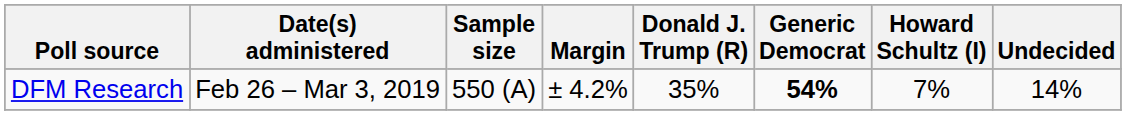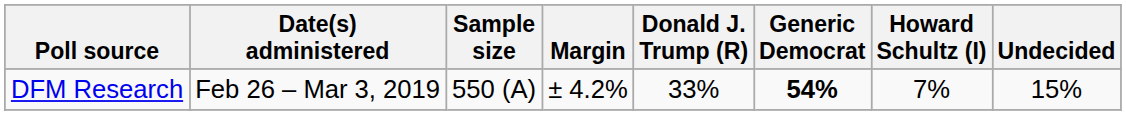(694, 90) 35% -> (694, 90) 33%
(1056, 90) 14% -> (1056, 90) 15%
